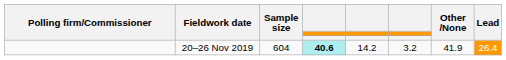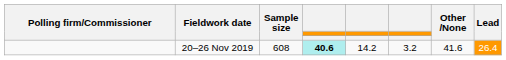(281, 47) 604 -> (281, 47) 608
(453, 47) 41.9 -> (453, 47) 41.6
